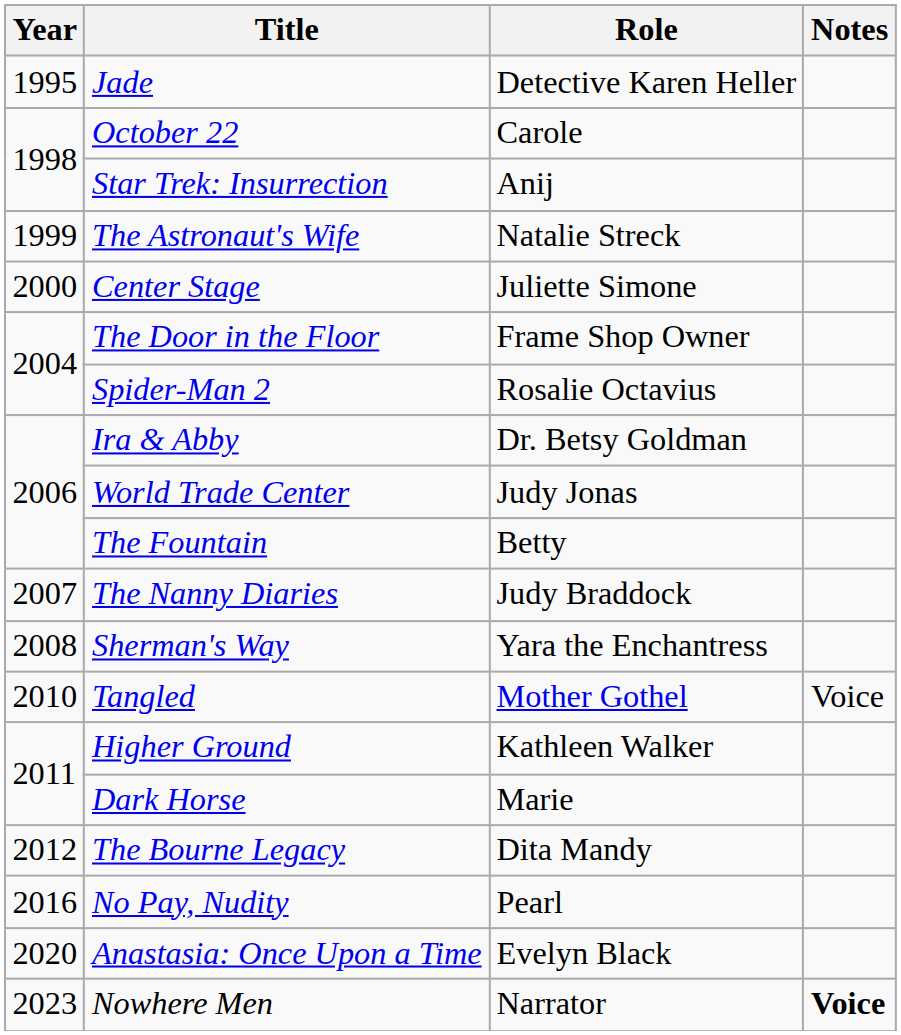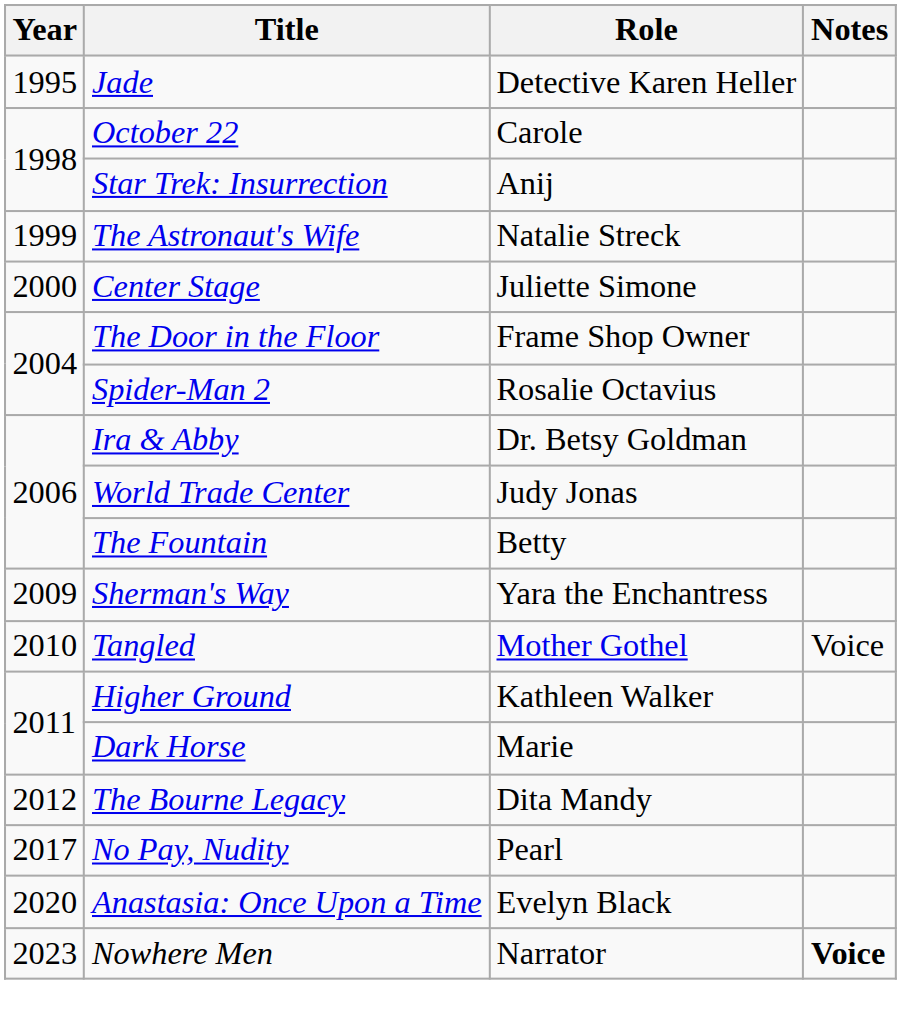- row: (215, 593)
(45, 645) 2008 -> (45, 593) 2009
(45, 901) 2016 -> (45, 850) 2017
